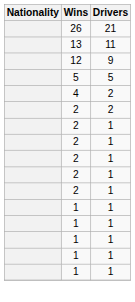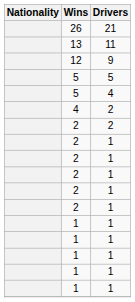+ row: (76, 93)
